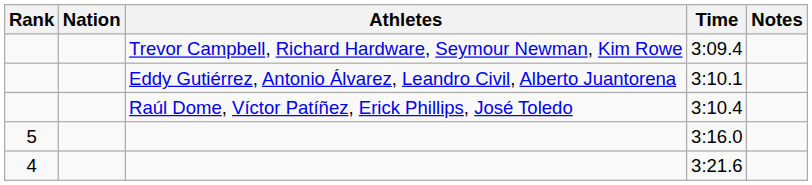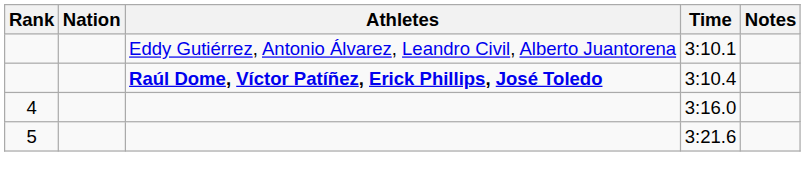- row: (717, 49)
(351, 108) normal -> (366, 78) bold
(32, 137) 5 -> (32, 108) 4
(32, 166) 4 -> (32, 137) 5
